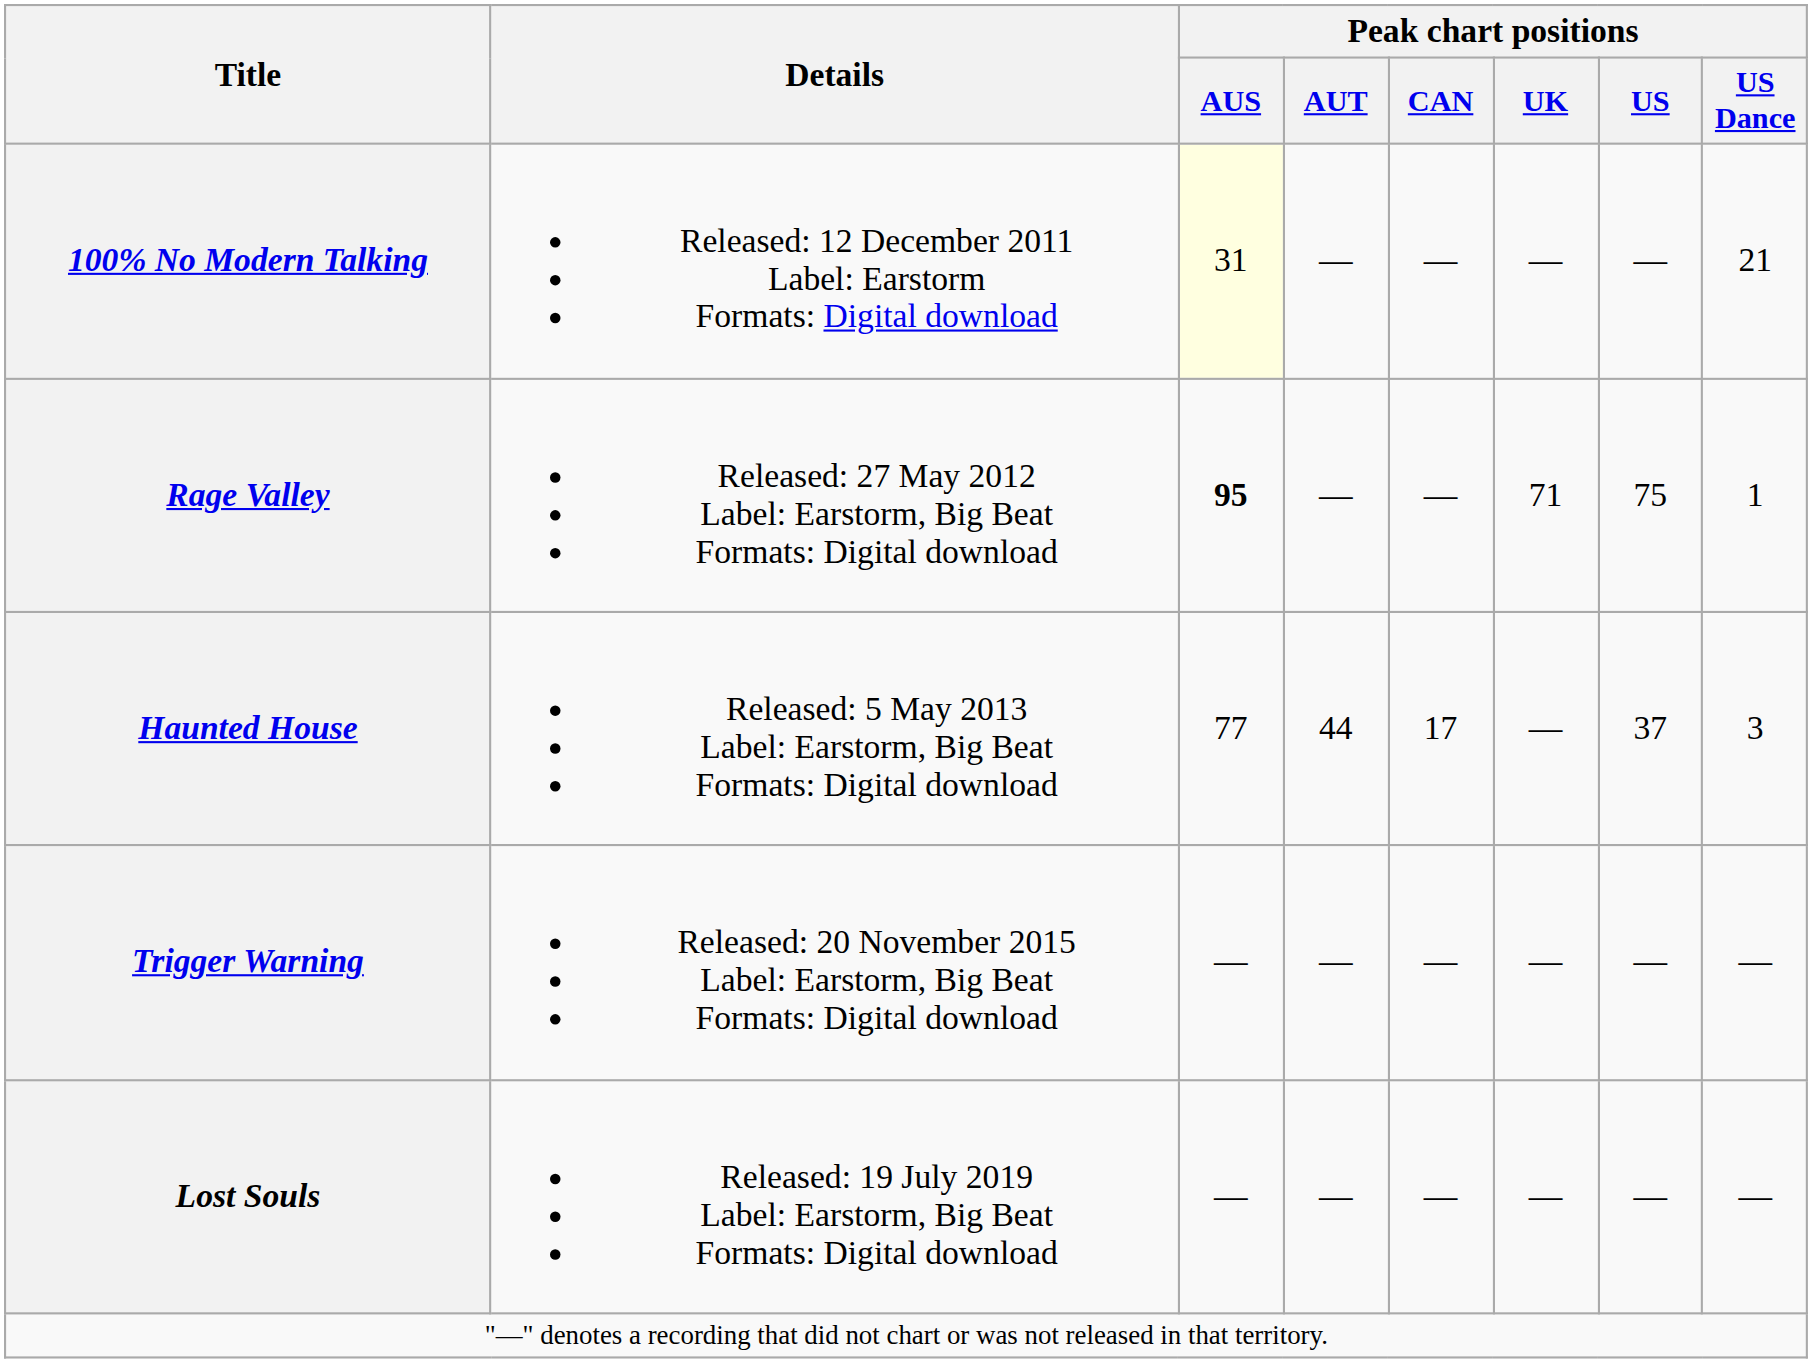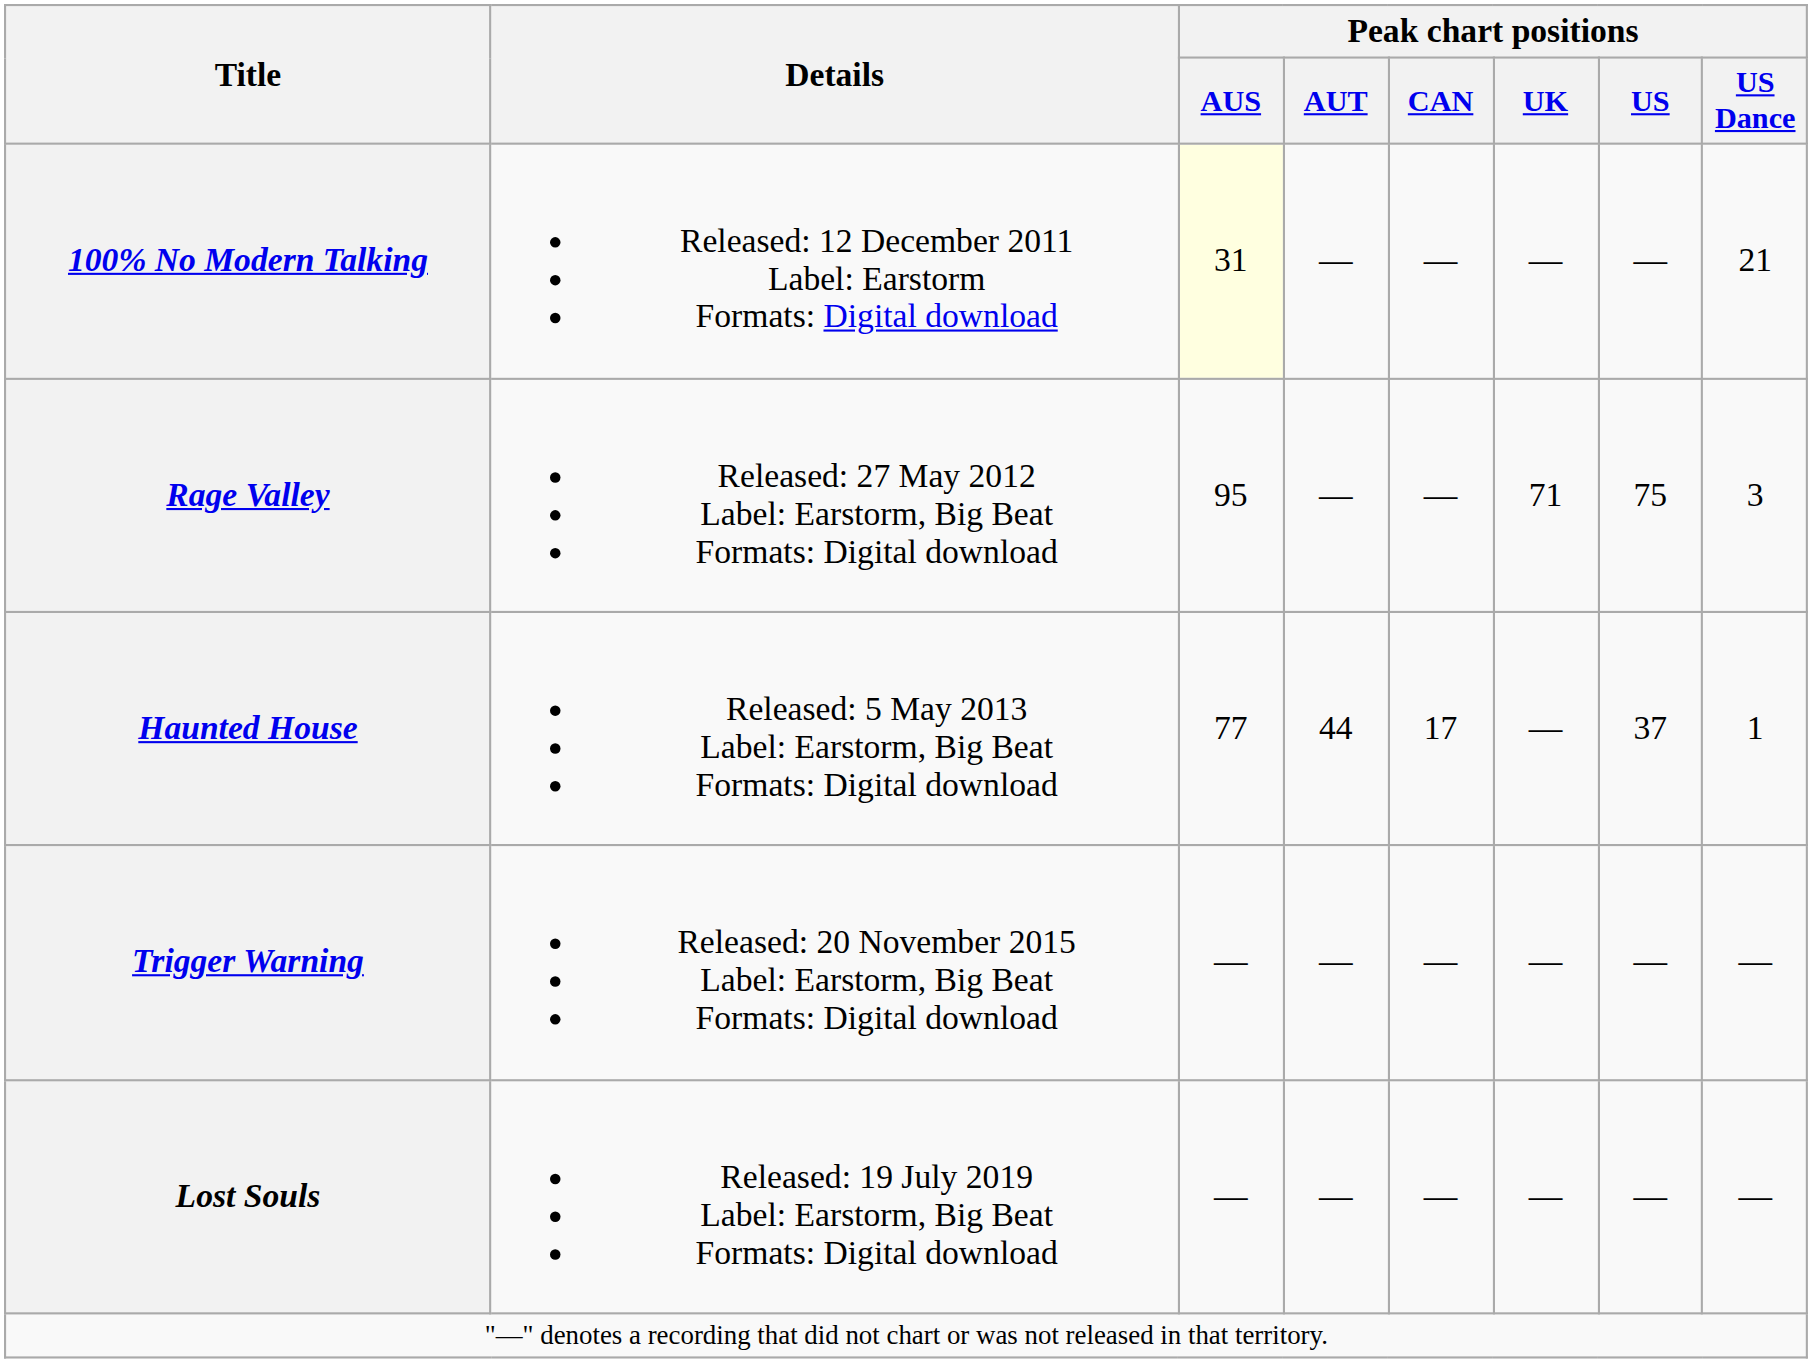(1231, 494) bold -> (1231, 494) normal
(1755, 494) 1 -> (1755, 494) 3
(1755, 728) 3 -> (1755, 728) 1
